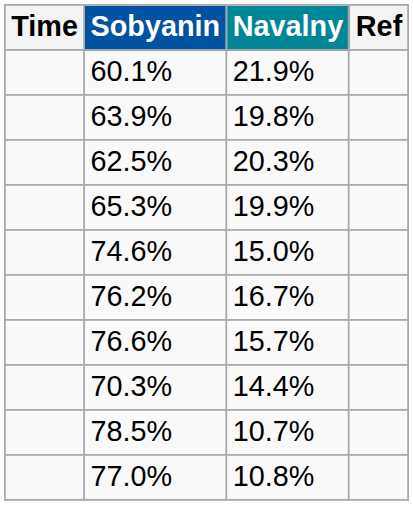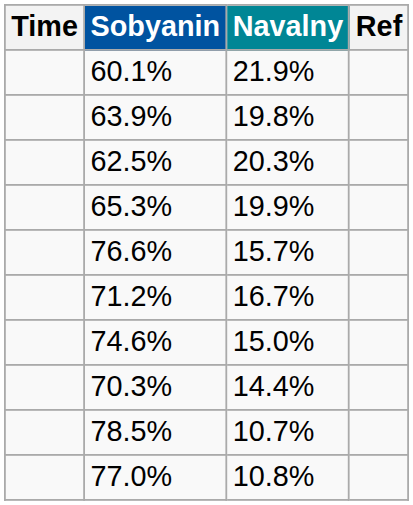rows swapped: (274, 251) <-> (274, 341)
(131, 296) 76.2% -> (131, 296) 71.2%
